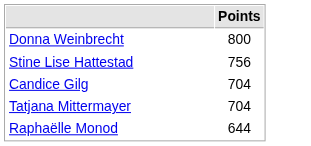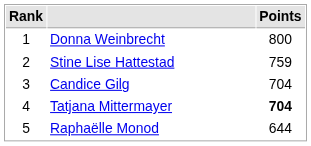+ column: (26, 17)
(239, 62) 756 -> (280, 62) 759
(239, 107) normal -> (280, 107) bold
